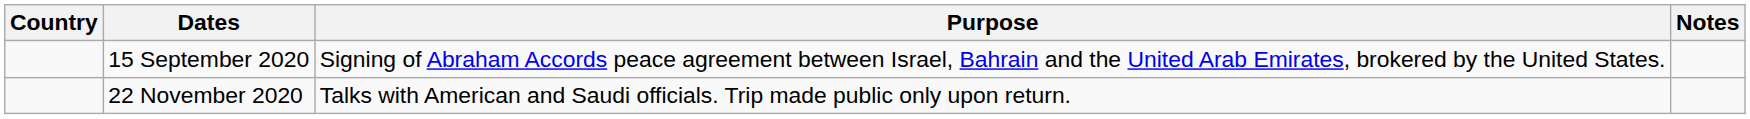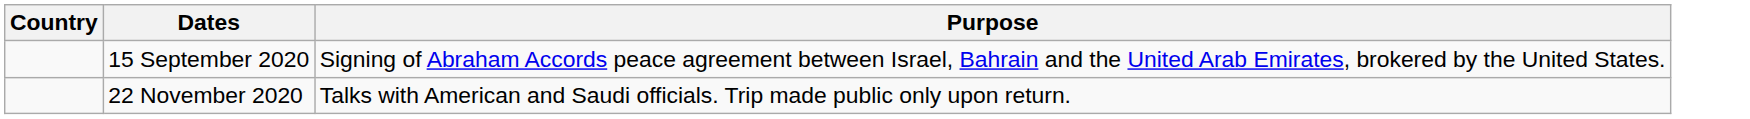- column: (1708, 22)
